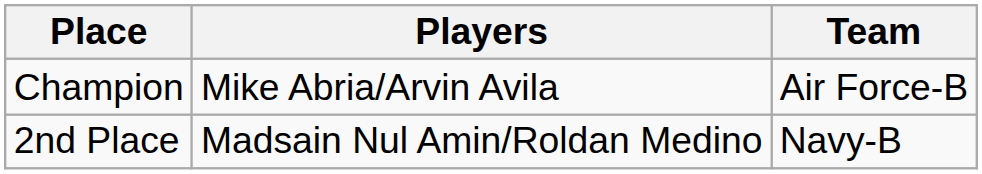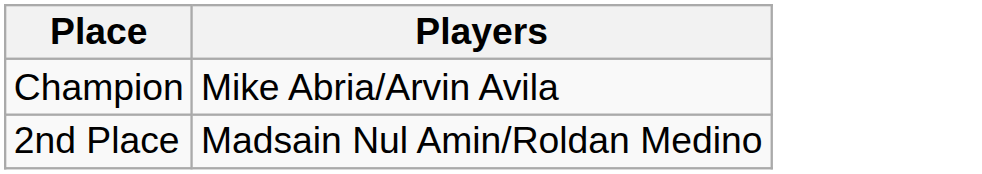- column: (874, 31)
